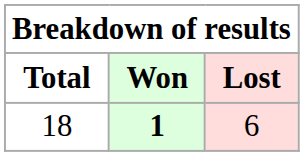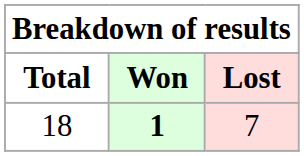(252, 126) 6 -> (252, 126) 7
